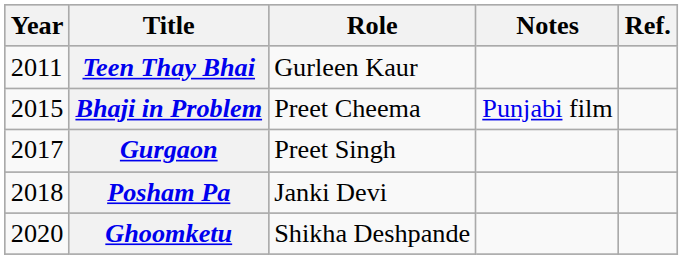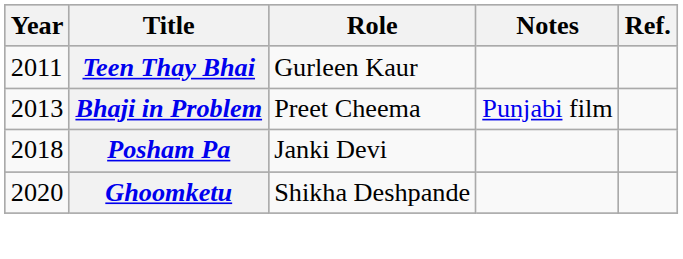(37, 108) 2015 -> (37, 108) 2013
- row: (169, 150)
